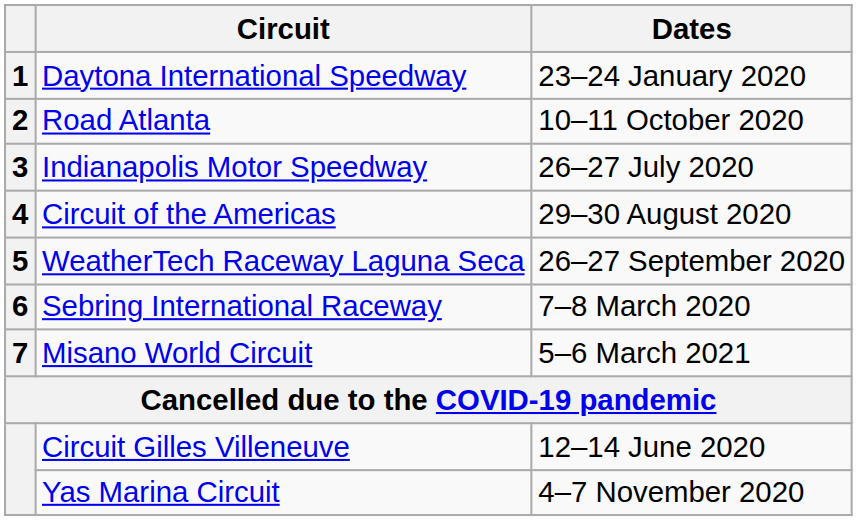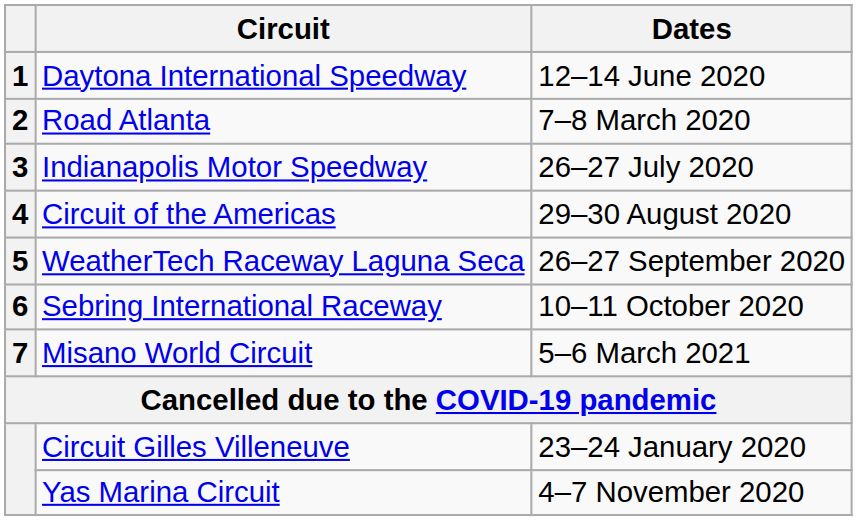(672, 75) 23–24 January 2020 -> (652, 75) 12–14 June 2020
(671, 121) 10–11 October 2020 -> (644, 121) 7–8 March 2020
(644, 307) 7–8 March 2020 -> (671, 307) 10–11 October 2020
(652, 446) 12–14 June 2020 -> (672, 446) 23–24 January 2020
